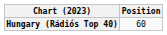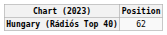(141, 24) 60 -> (141, 24) 62
